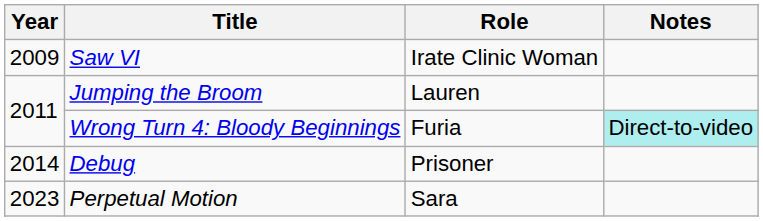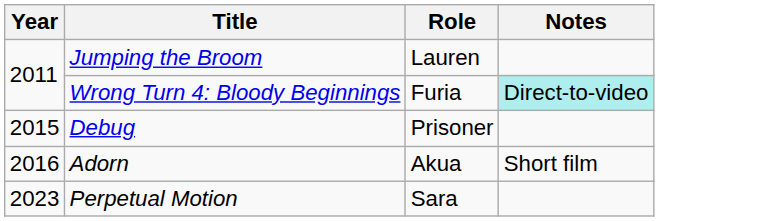- row: (105, 57)
(35, 163) 2014 -> (35, 127) 2015
+ row: (99, 163)
